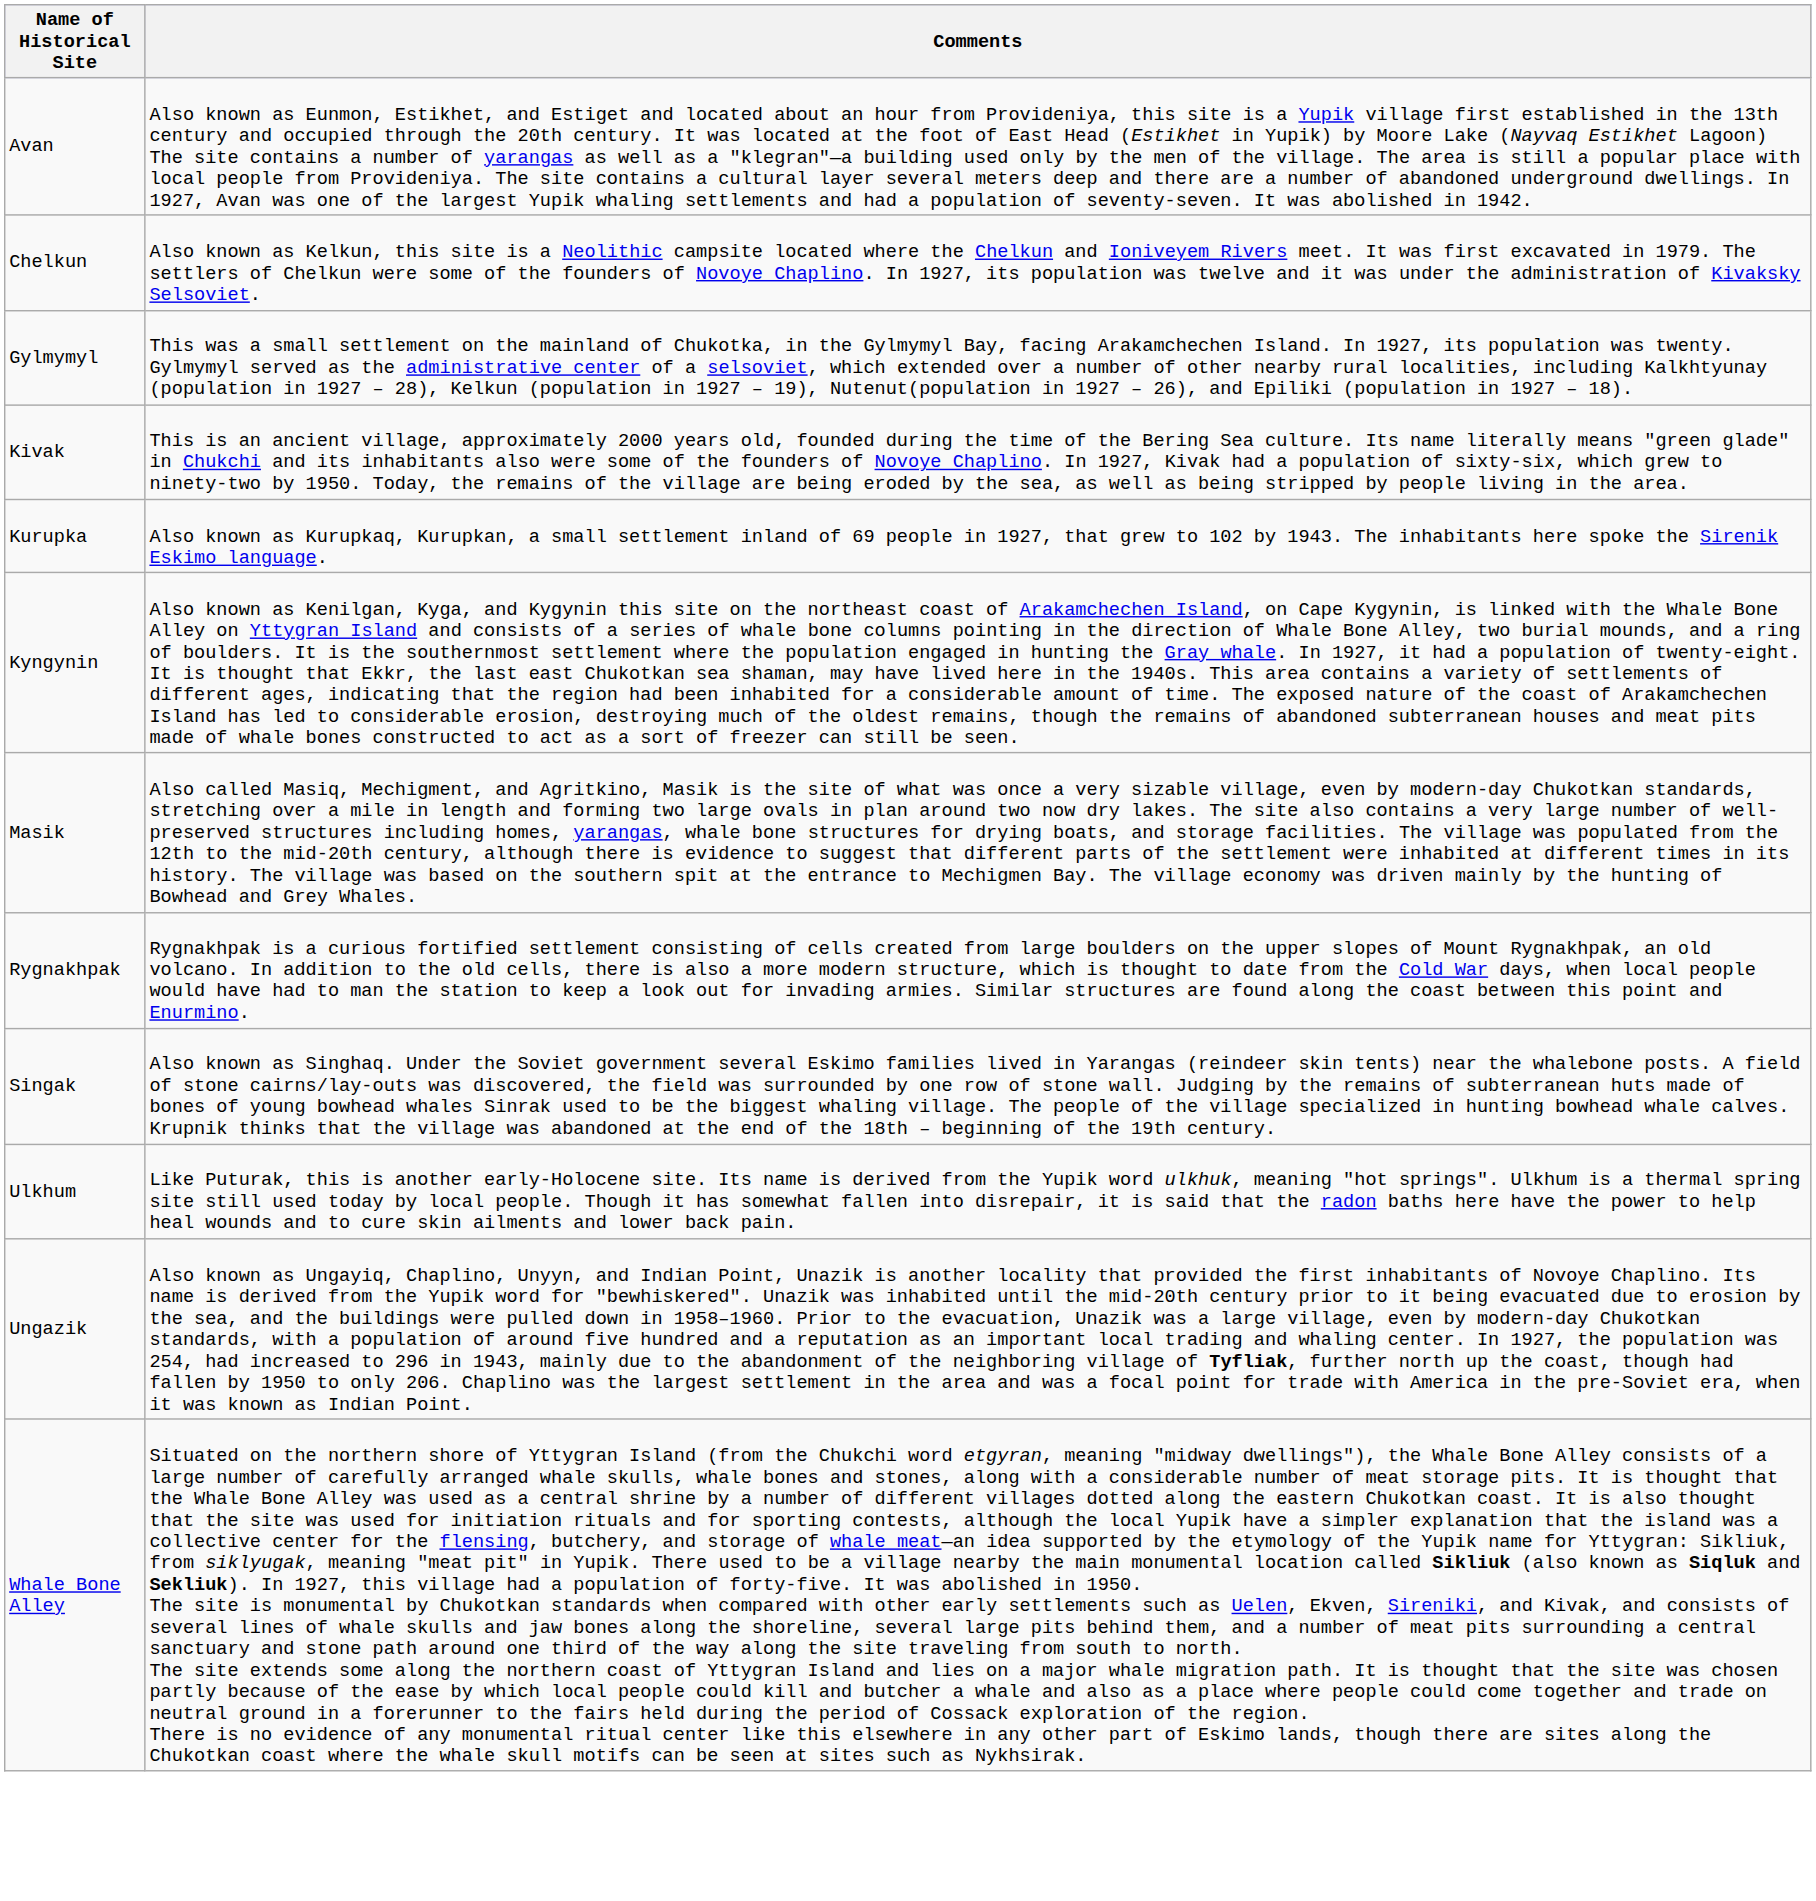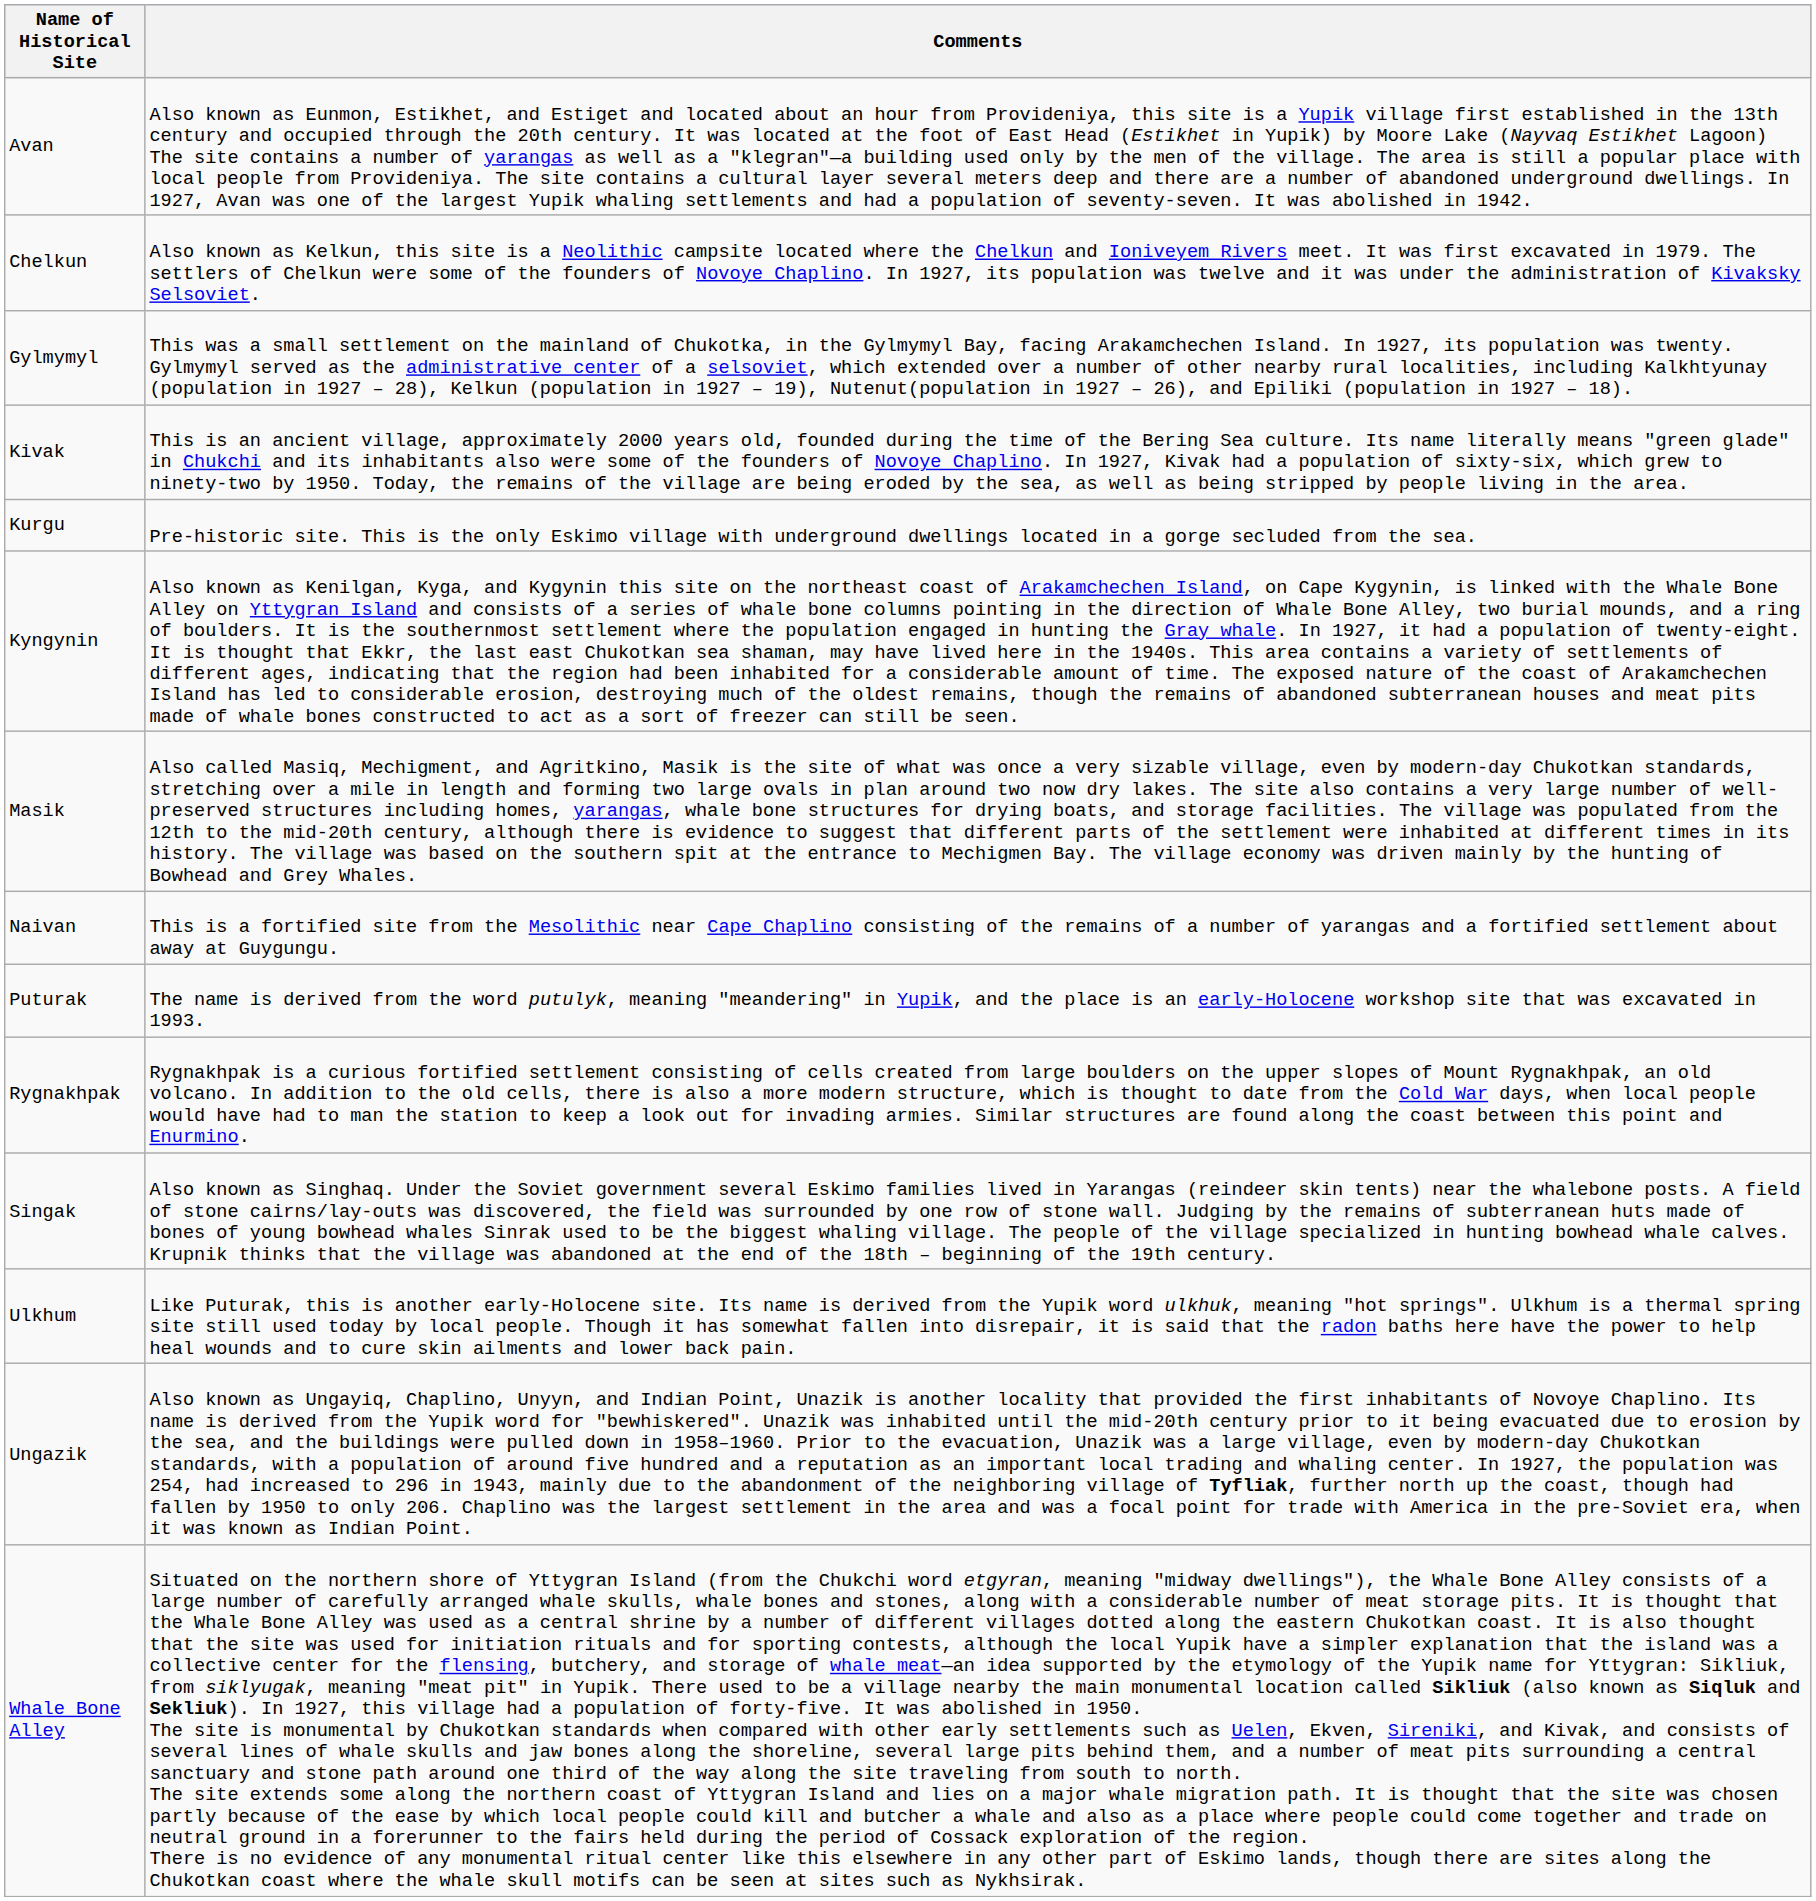+ row: (37, 525)
- row: (48, 536)
+ row: (43, 927)
+ row: (48, 1000)
